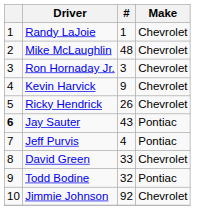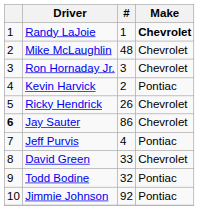(163, 31) normal -> (165, 31) bold
(123, 86) 9 -> (123, 86) 2
(163, 86) Chevrolet -> (157, 86) Pontiac
(127, 123) 43 -> (127, 123) 86
(157, 123) Pontiac -> (163, 123) Chevrolet
(163, 196) Chevrolet -> (157, 196) Pontiac
